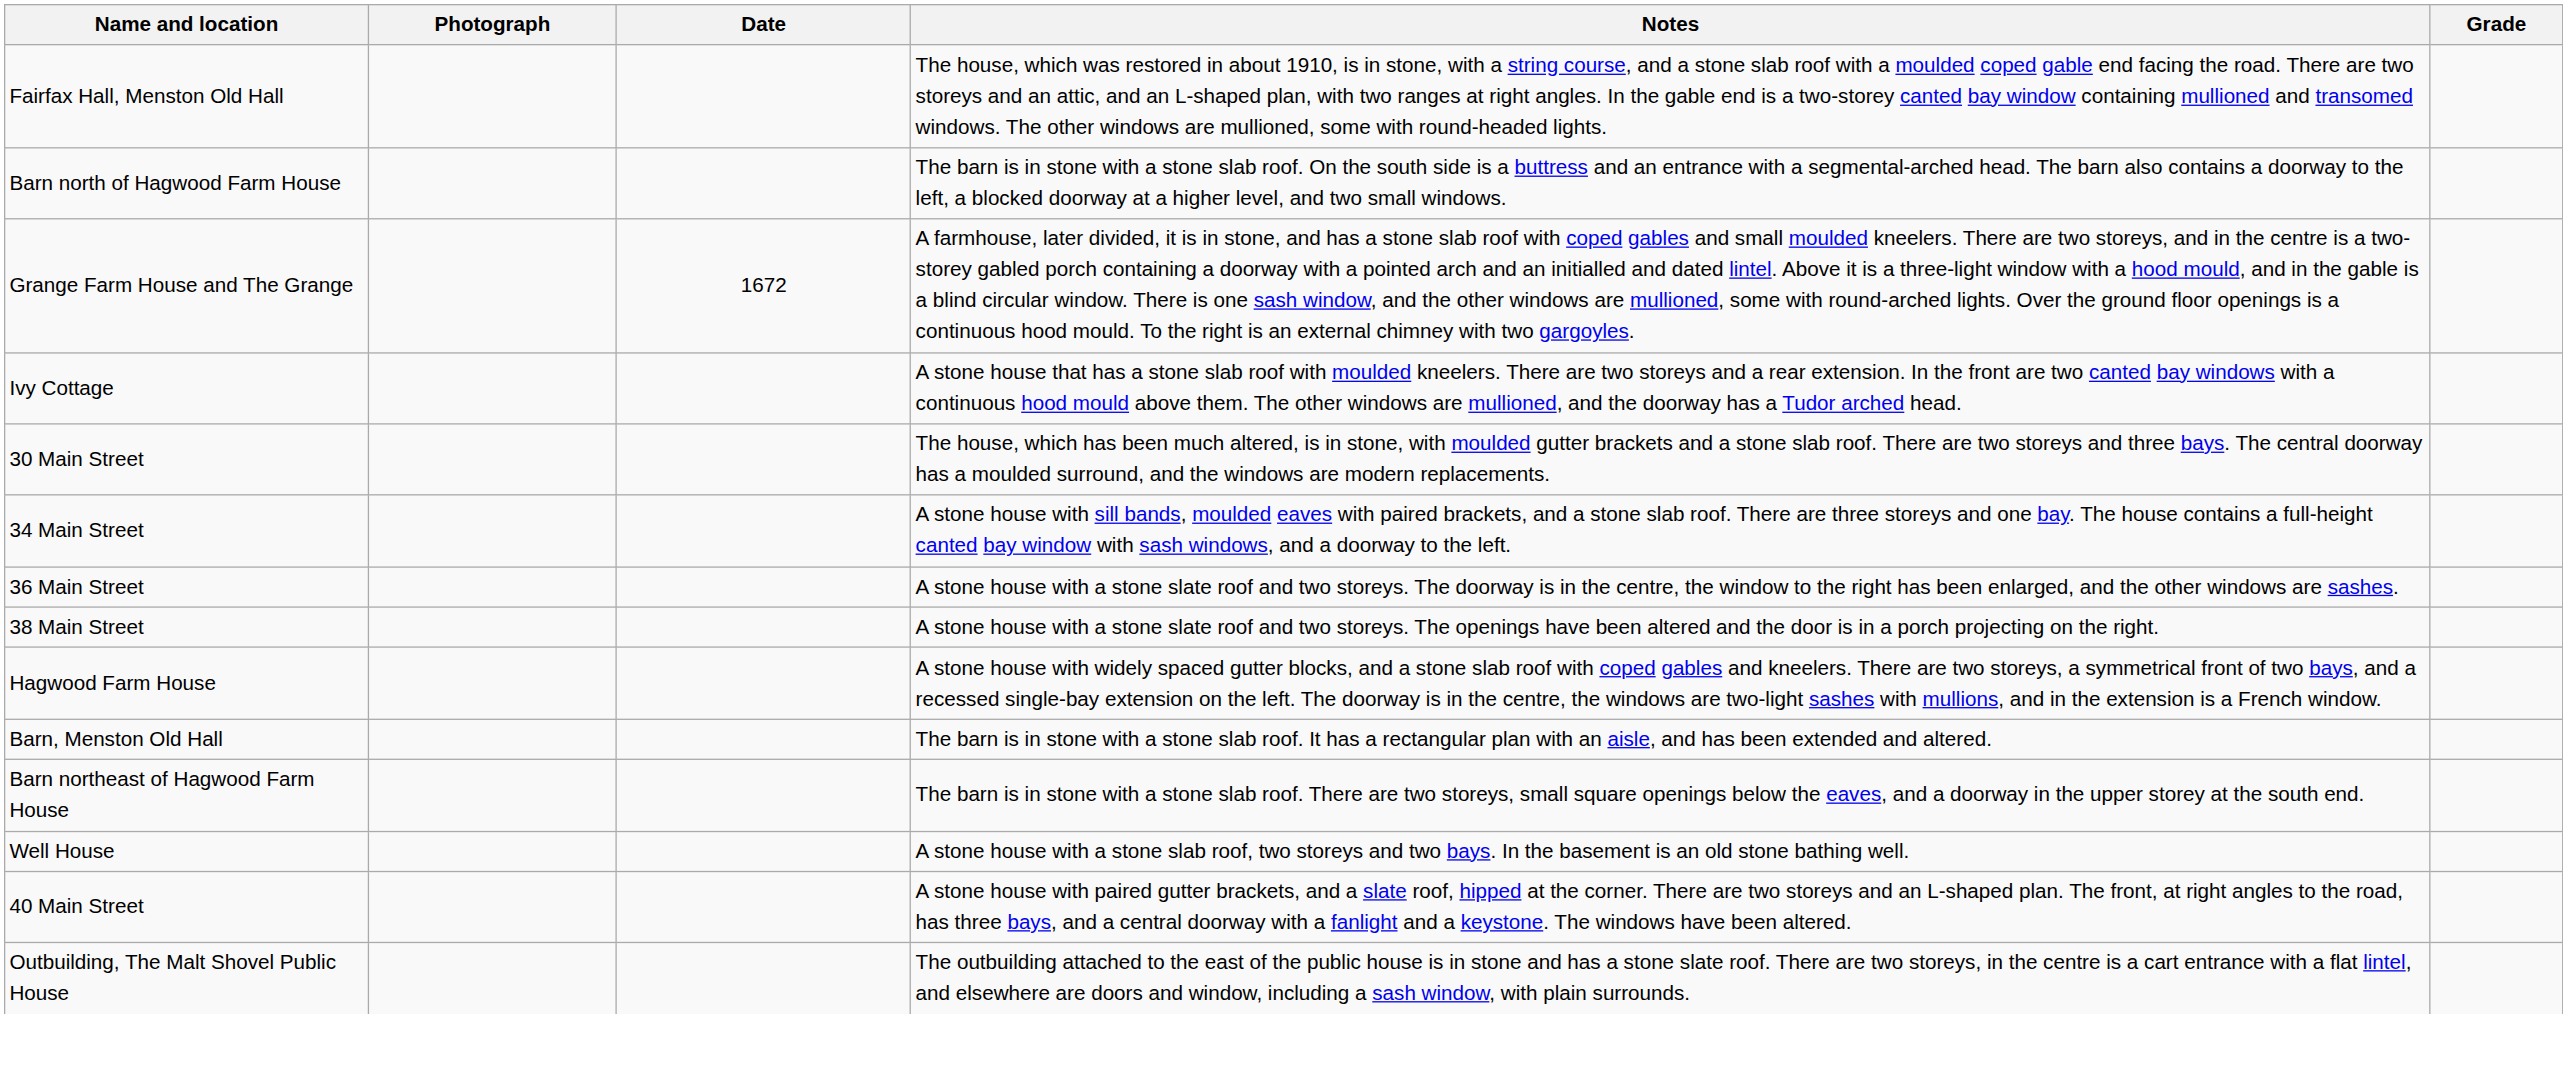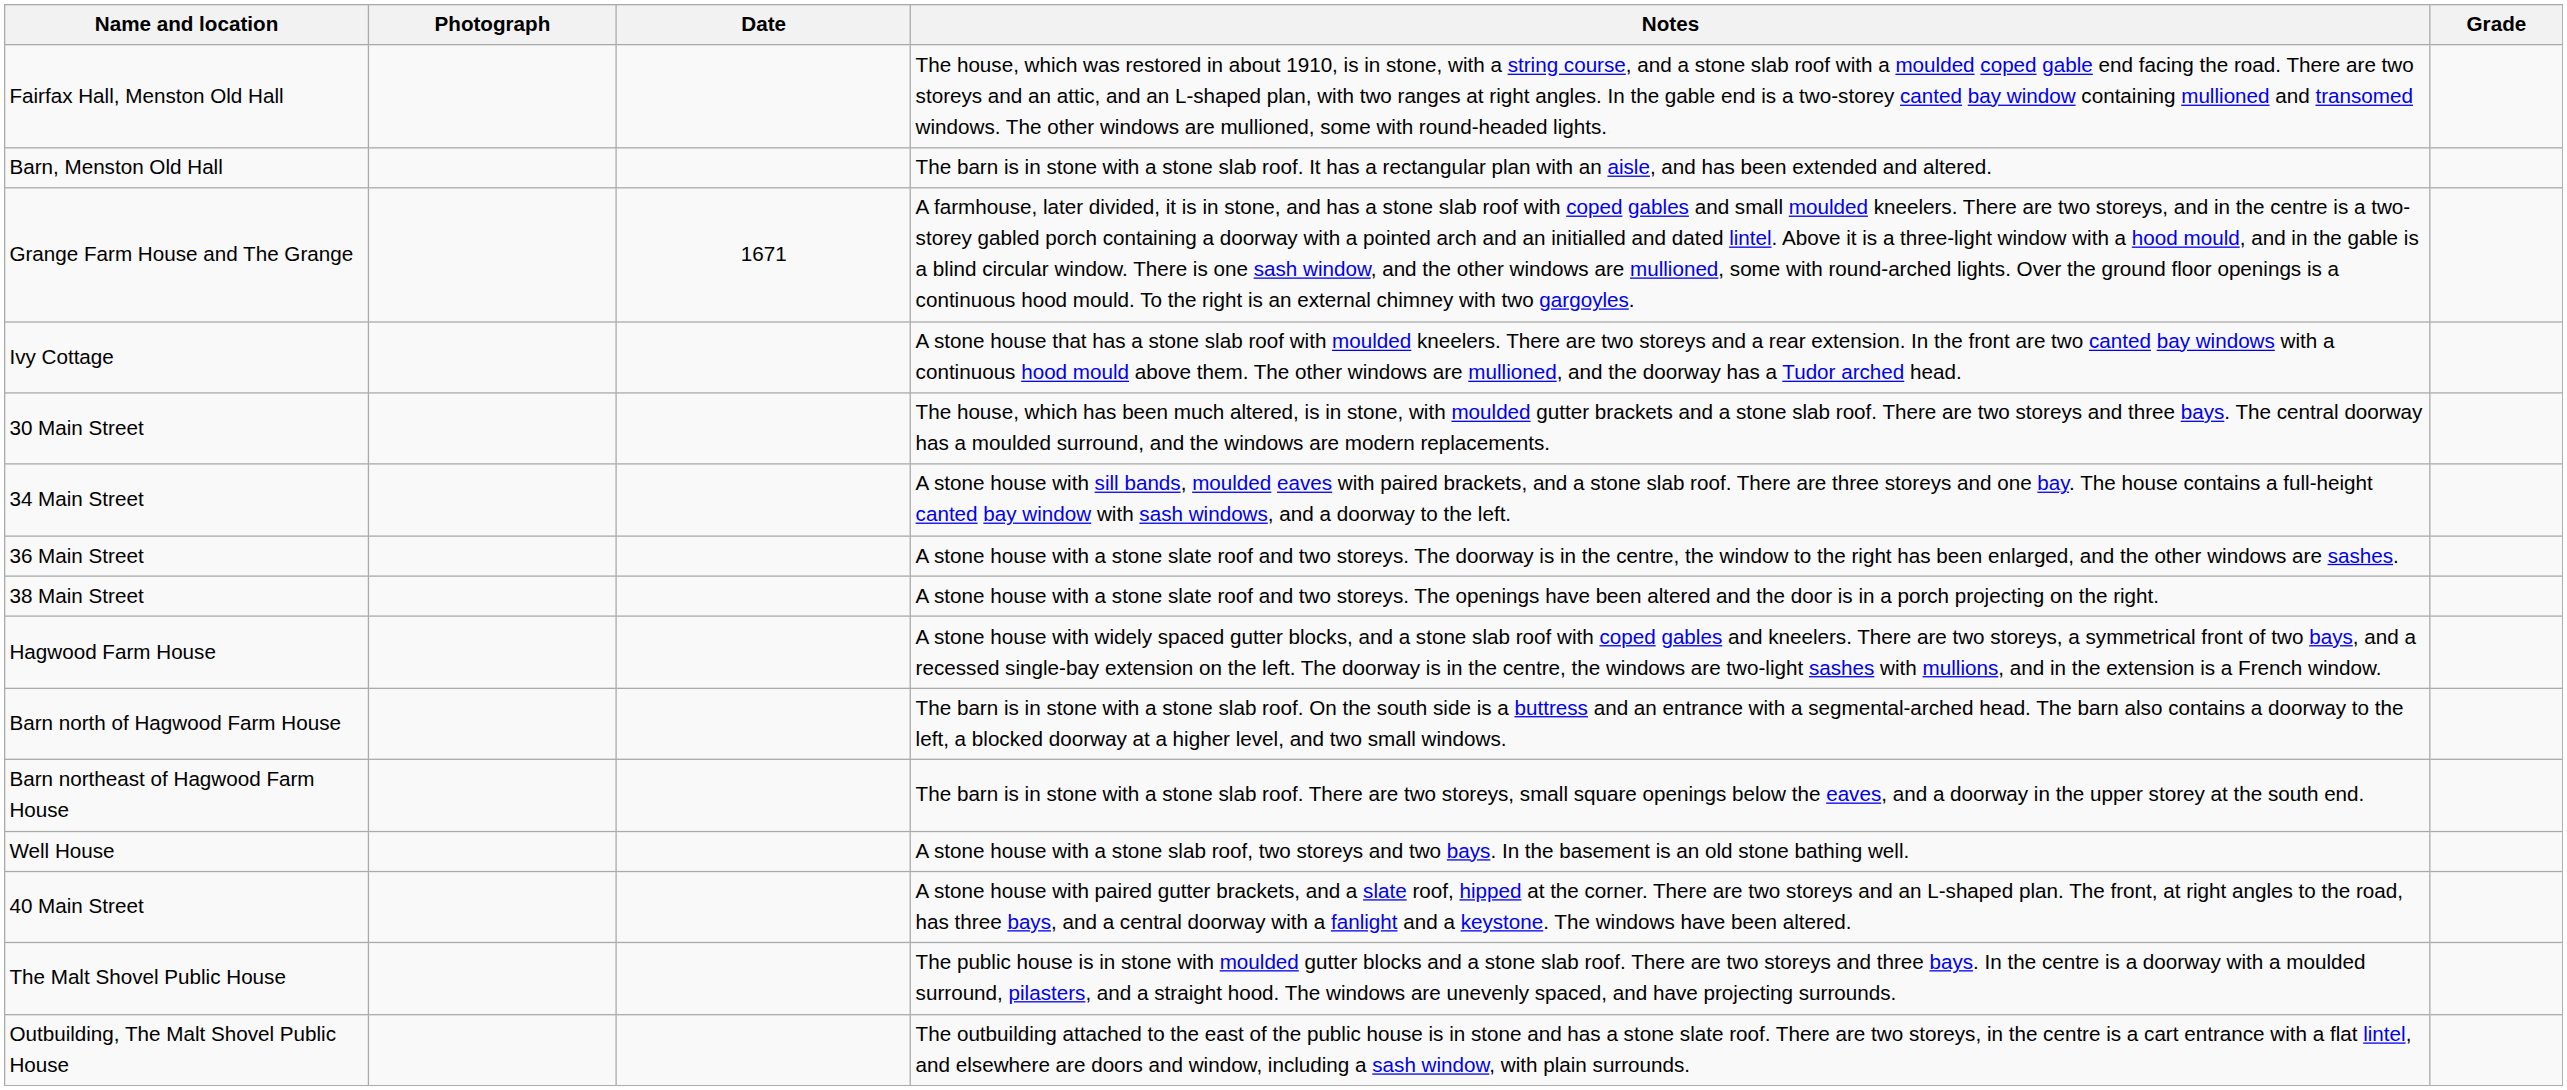rows swapped: (116, 739) <-> (175, 183)
(764, 285) 1672 -> (764, 254) 1671
+ row: (148, 978)
